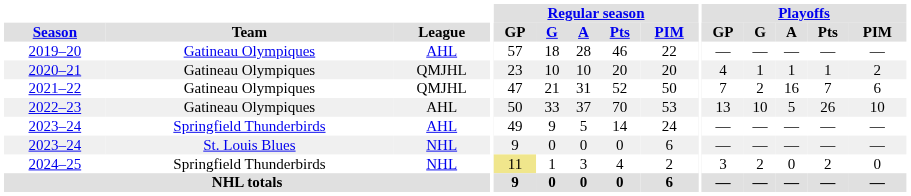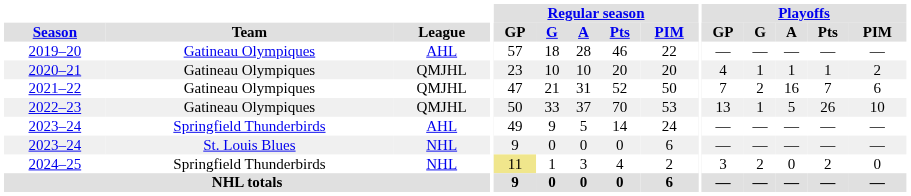(442, 107) AHL -> (442, 107) QMJHL
(760, 107) 10 -> (760, 107) 1
